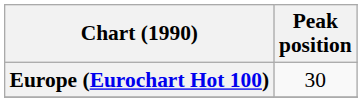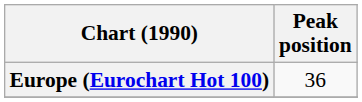(315, 79) 30 -> (315, 79) 36
